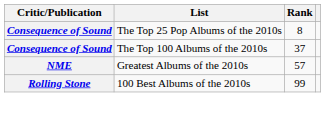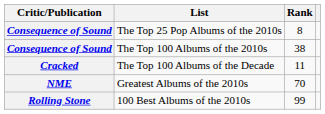(300, 48) 37 -> (300, 48) 38
+ row: (195, 65)
(300, 65) 57 -> (300, 83) 70
